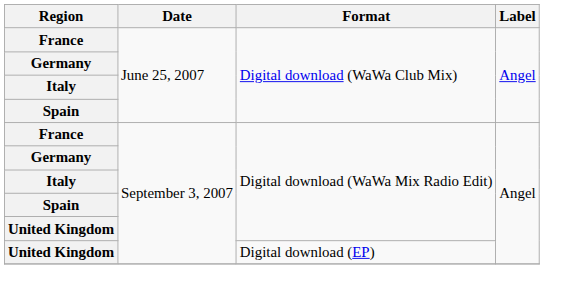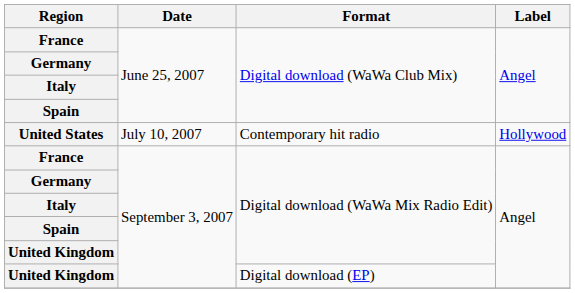+ row: (61, 134)
